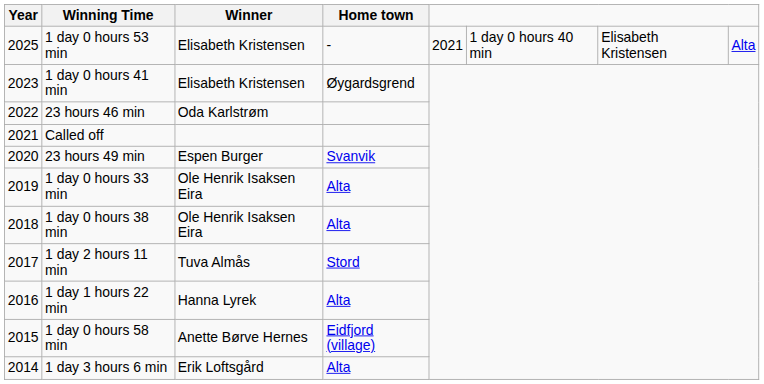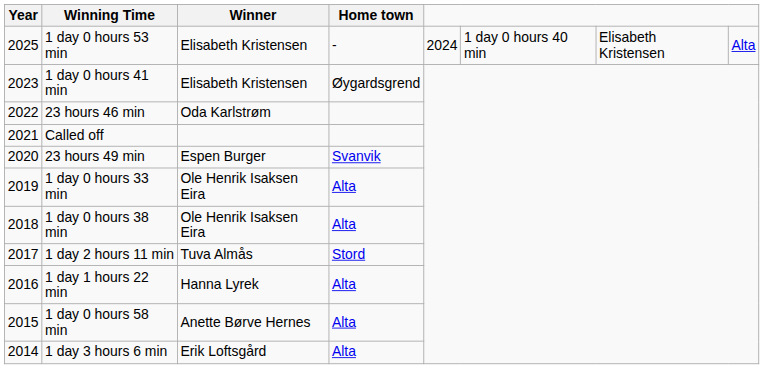(448, 45) 2021 -> (442, 45) 2024
(351, 338) Eidfjord (village) -> (344, 322) Alta
